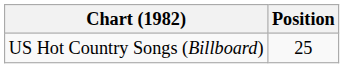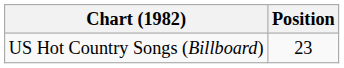(303, 47) 25 -> (303, 47) 23
